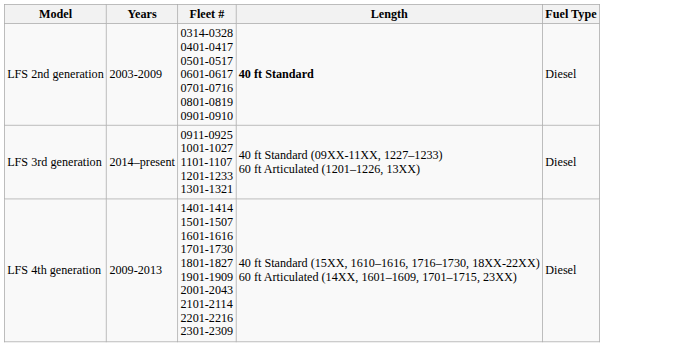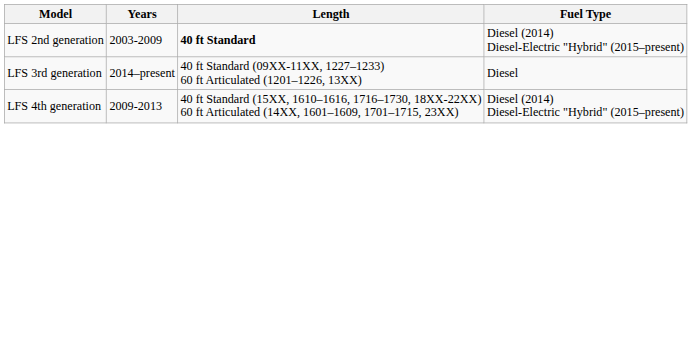- column: (207, 14)
(561, 74) Diesel -> (586, 40) Diesel (2014) Diesel-Electric "Hybrid" (2015–present)
(561, 270) Diesel -> (586, 106) Diesel (2014) Diesel-Electric "Hybrid" (2015–present)
